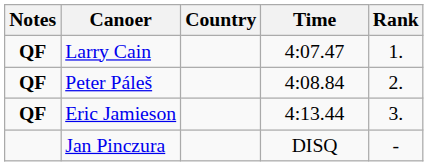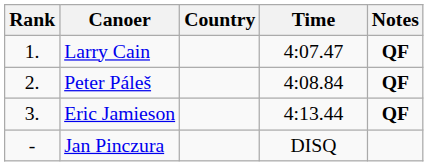columns swapped: (396, 20) <-> (33, 20)
